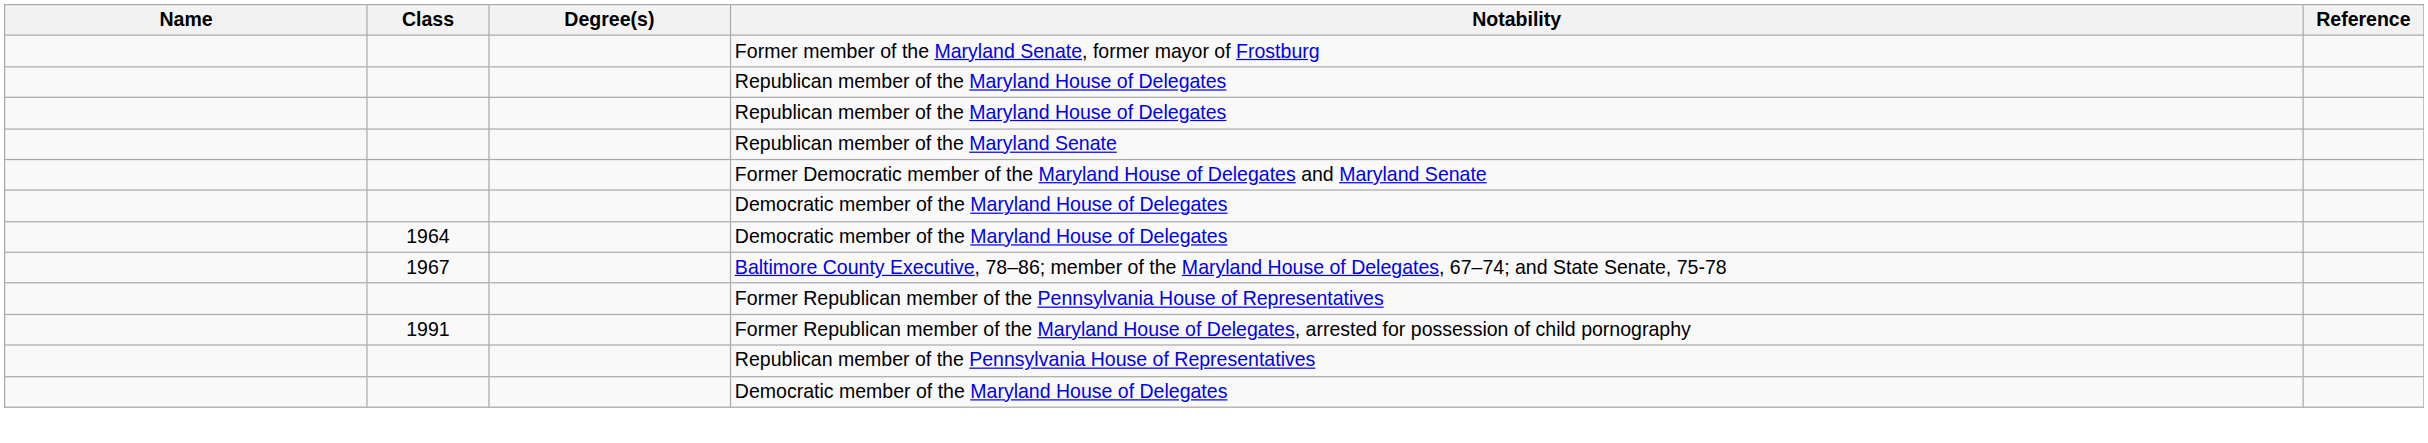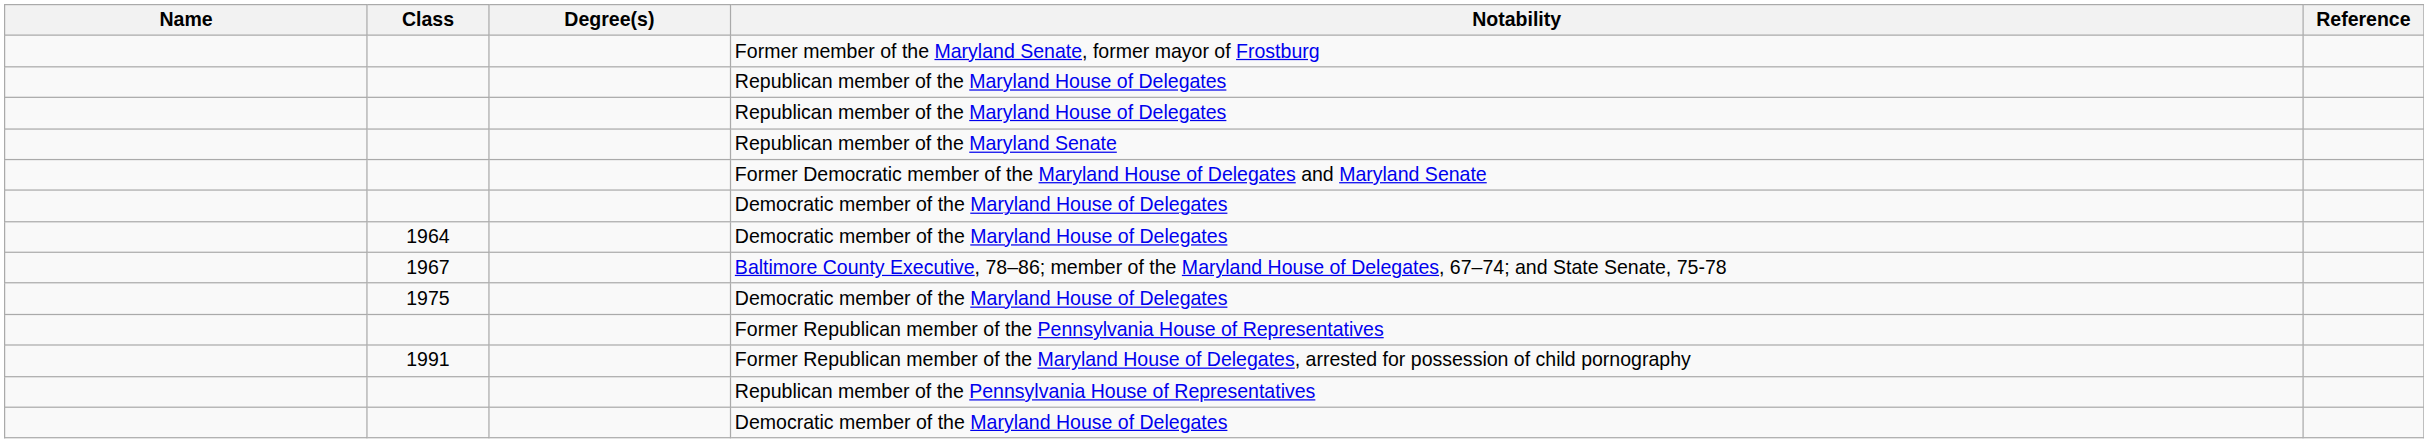+ row: (428, 298)
